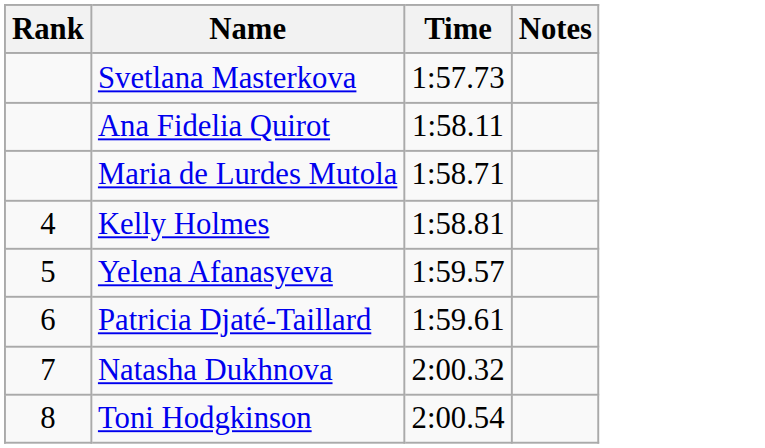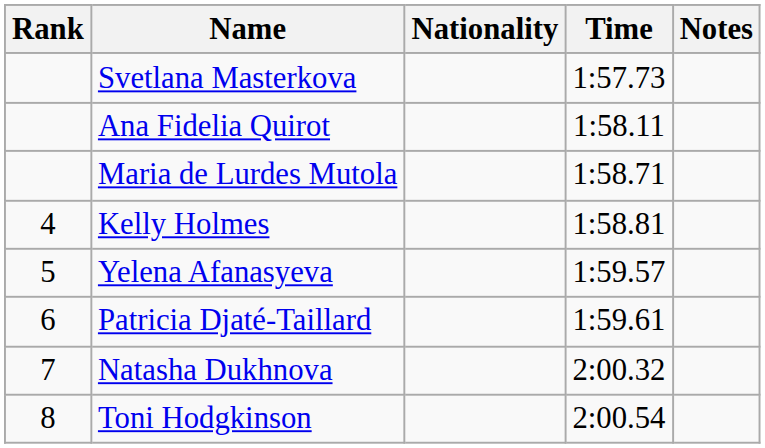+ column: (485, 28)
